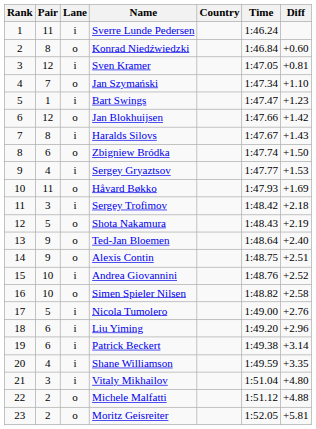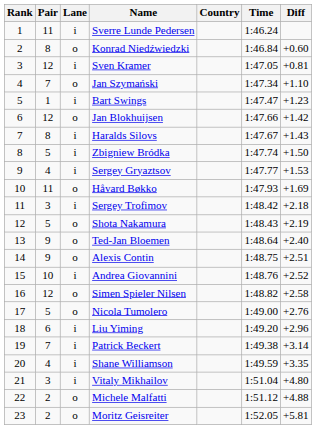(48, 153) 6 -> (48, 153) 5
(75, 153) o -> (75, 153) i
(48, 293) 10 -> (48, 293) 12
(75, 310) i -> (75, 310) o
(48, 345) 6 -> (48, 345) 7
